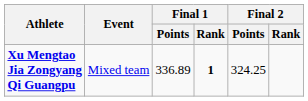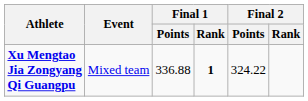(173, 70) 336.89 -> (173, 70) 336.88
(248, 70) 324.25 -> (248, 70) 324.22
